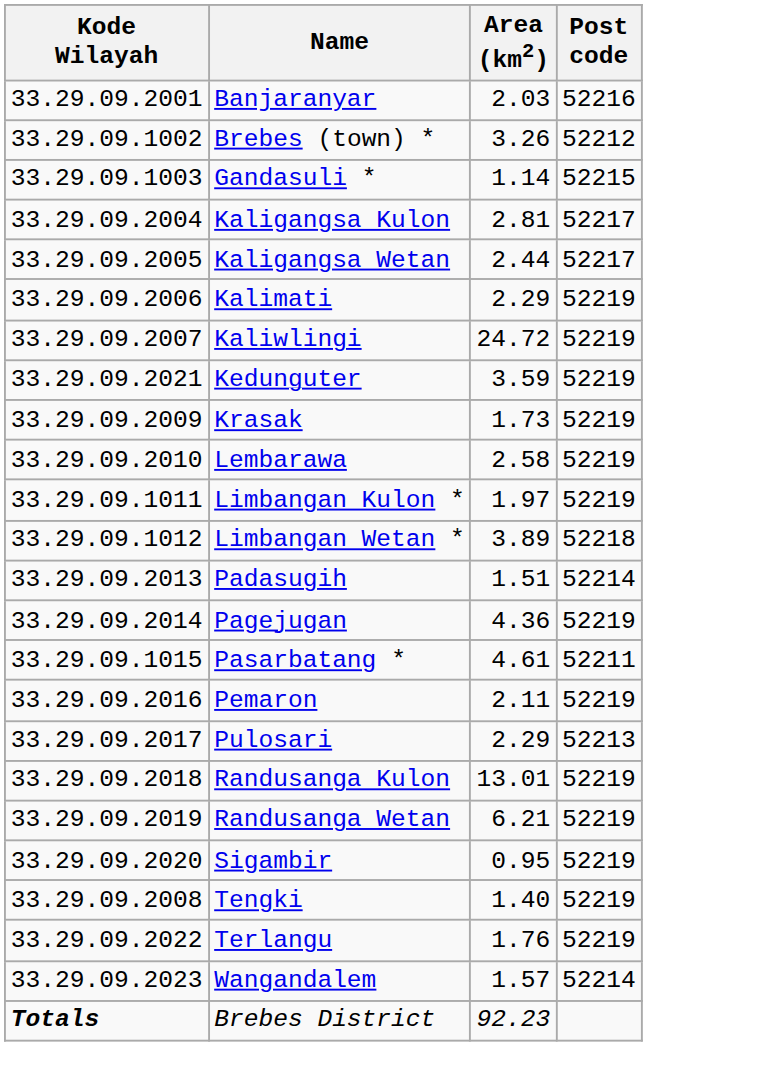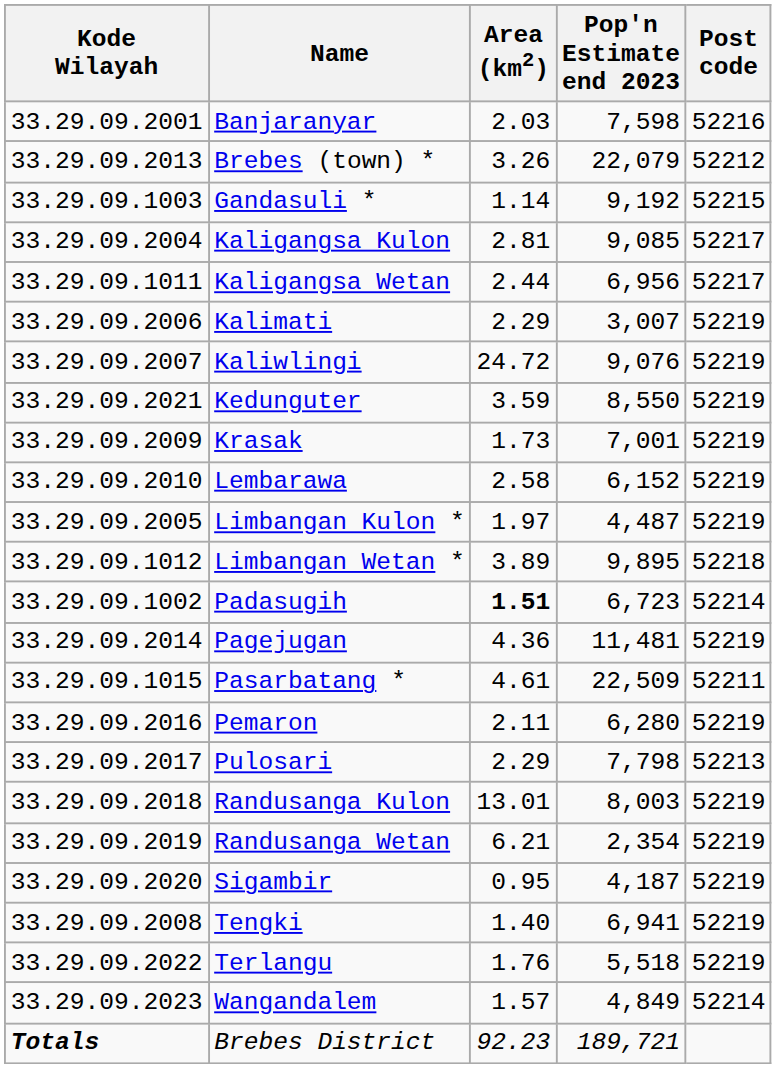+ column: (621, 53)
(107, 140) 33.29.09.1002 -> (107, 162) 33.29.09.2013
(107, 260) 33.29.09.2005 -> (107, 282) 33.29.09.1011
(107, 500) 33.29.09.1011 -> (107, 522) 33.29.09.2005
(107, 580) 33.29.09.2013 -> (107, 602) 33.29.09.1002
(521, 580) normal -> (521, 602) bold
